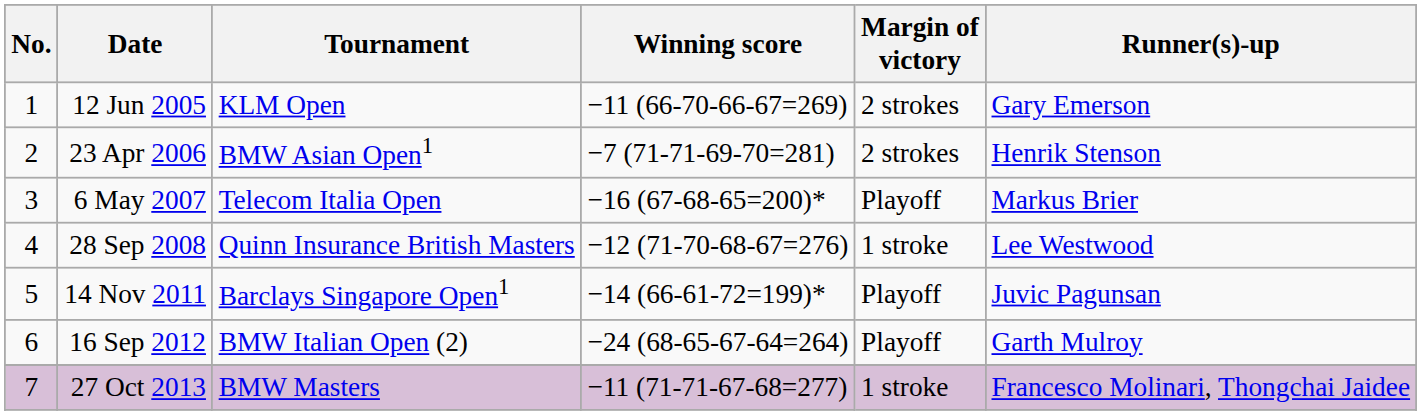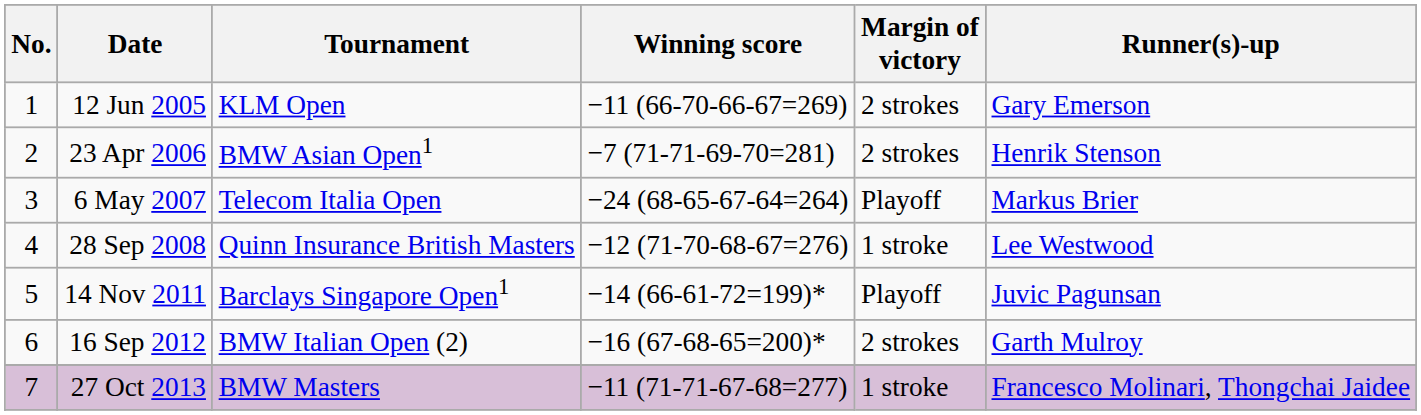(707, 200) −16 (67-68-65=200)* -> (718, 200) −24 (68-65-67-64=264)
(718, 341) −24 (68-65-67-64=264) -> (707, 341) −16 (67-68-65=200)*
(901, 341) Playoff -> (910, 341) 2 strokes
